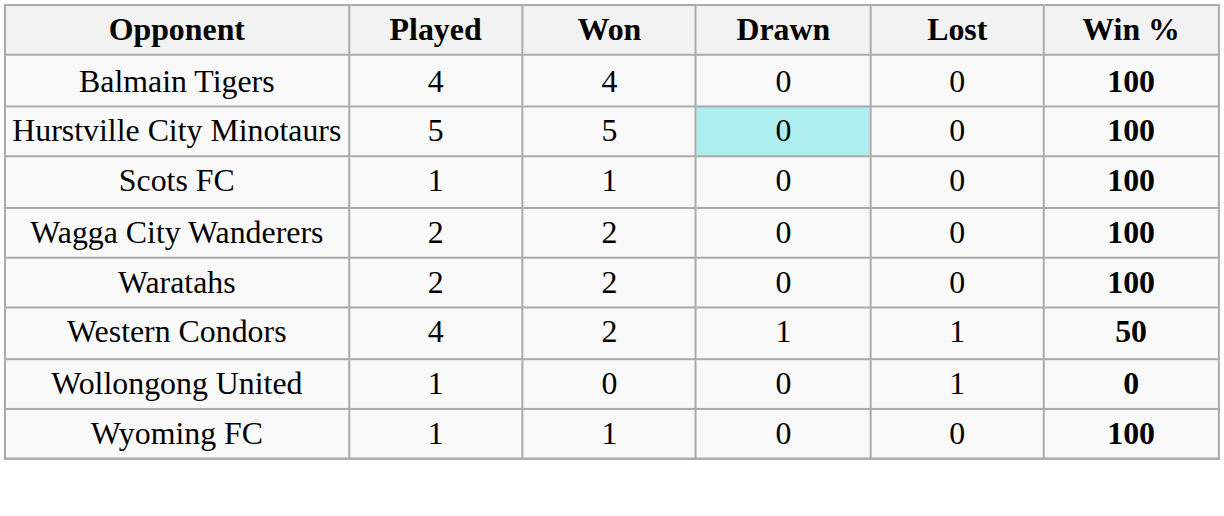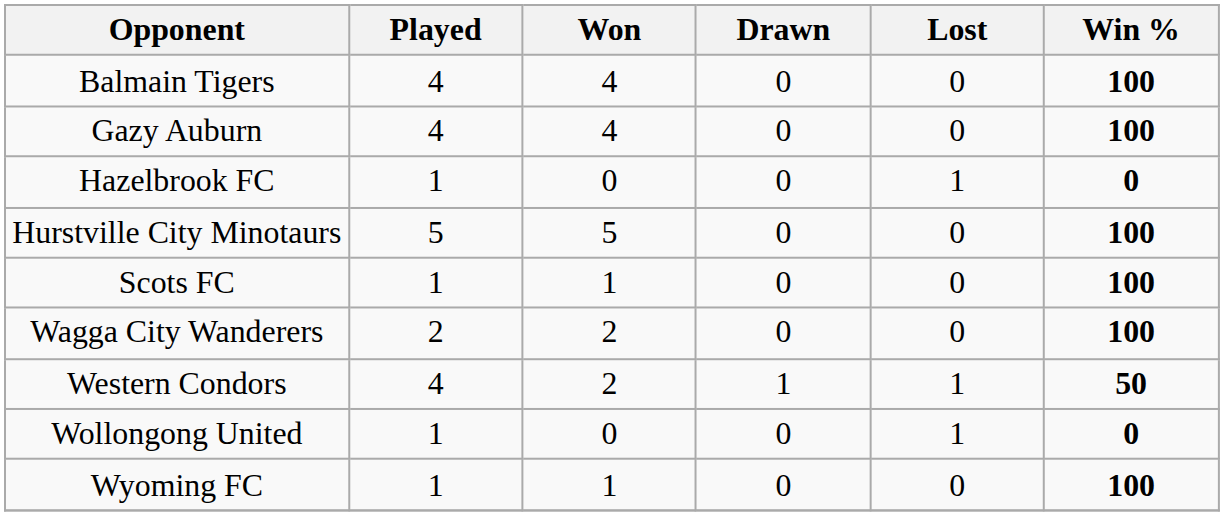+ row: (177, 130)
+ row: (177, 181)
(783, 130) paleturquoise background -> (783, 231) no background
- row: (177, 282)
